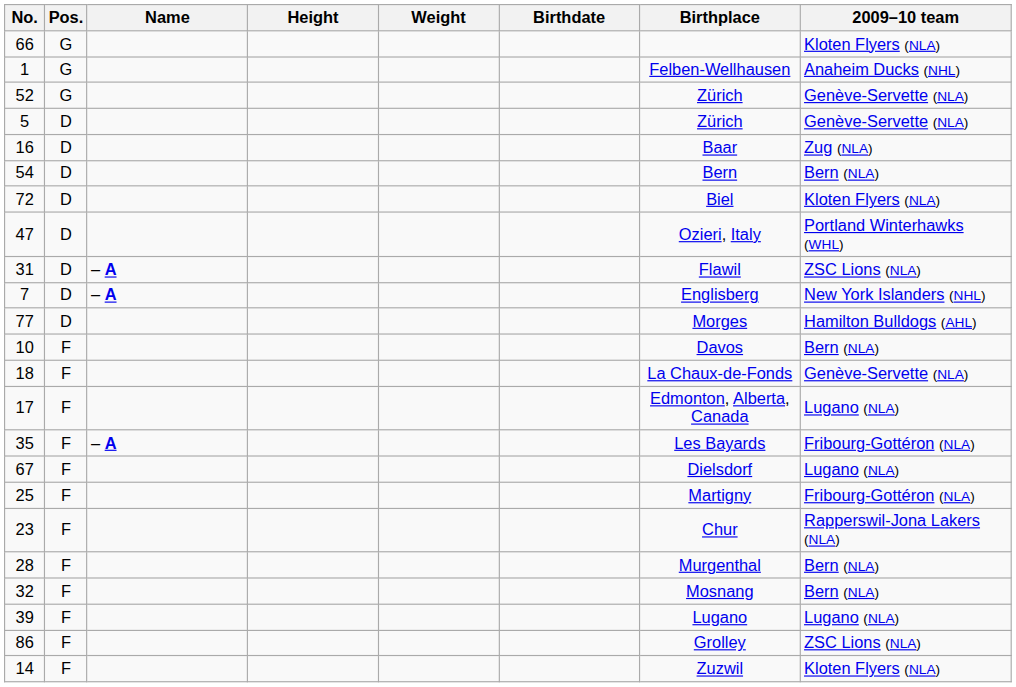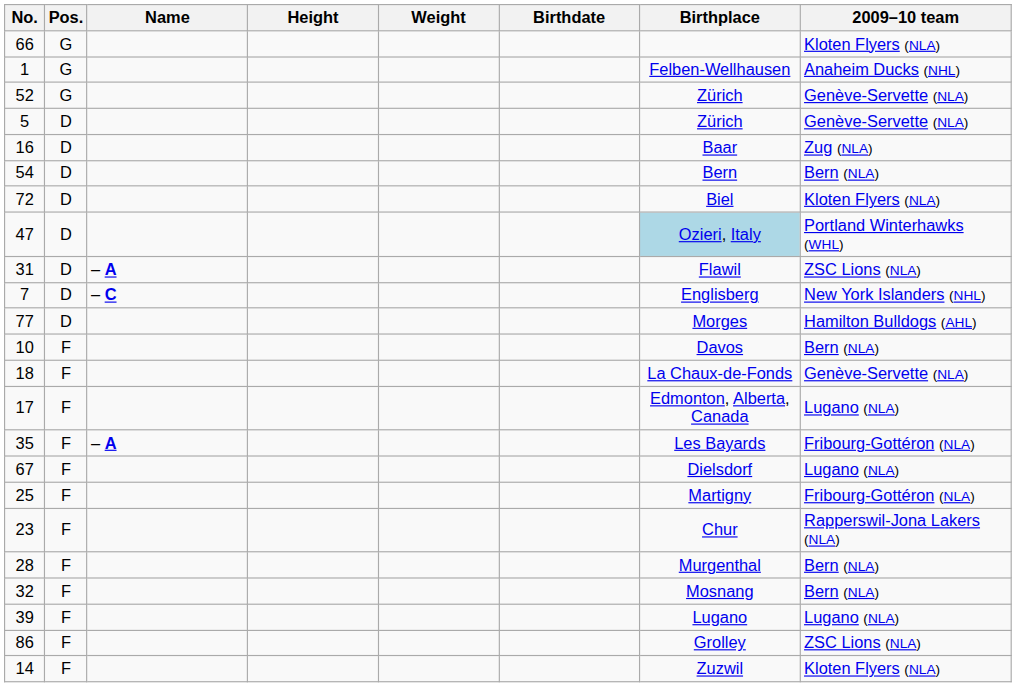(720, 235) no background -> (720, 235) lightblue background
(104, 296) – A -> (104, 296) – C
